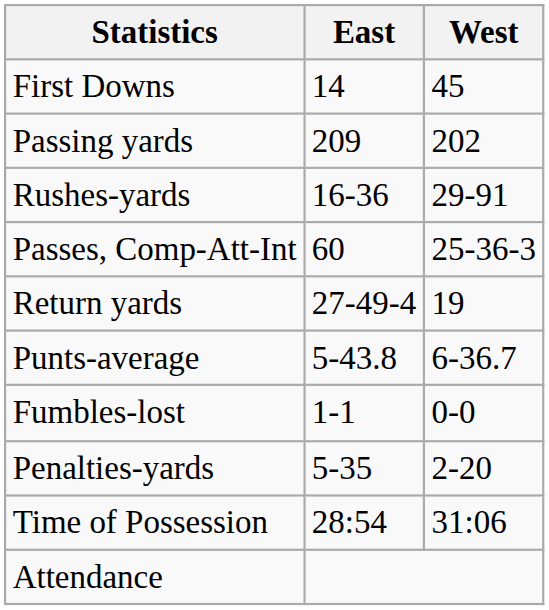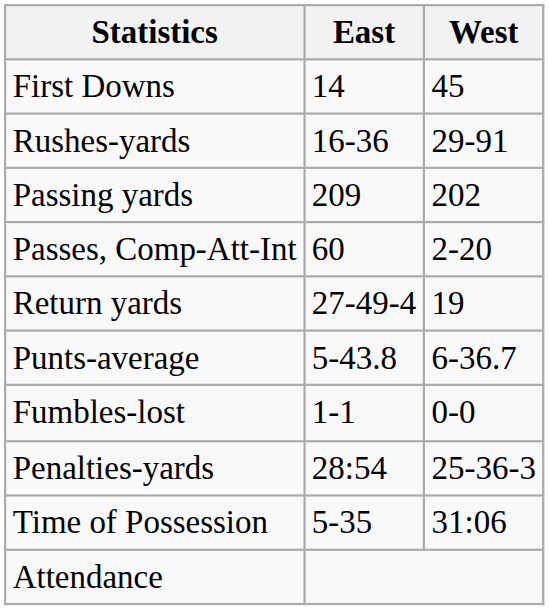rows swapped: (102, 195) <-> (103, 140)
(484, 249) 25-36-3 -> (462, 249) 2-20
(342, 466) 5-35 -> (349, 466) 28:54
(462, 466) 2-20 -> (484, 466) 25-36-3
(349, 521) 28:54 -> (342, 521) 5-35
